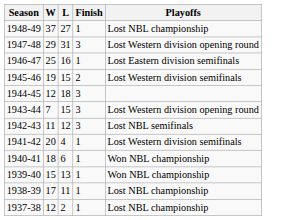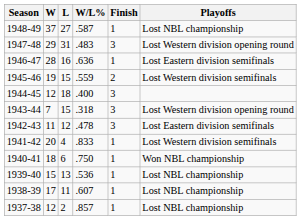+ column: (91, 12)
(51, 61) 25 -> (51, 61) 28
(150, 126) Lost NBL semifinals -> (208, 126) Lost Eastern division semifinals
(158, 175) Won NBL championship -> (193, 175) Lost NBL championship
